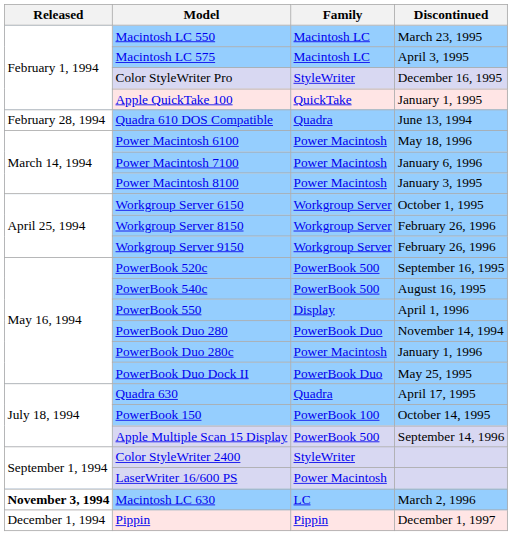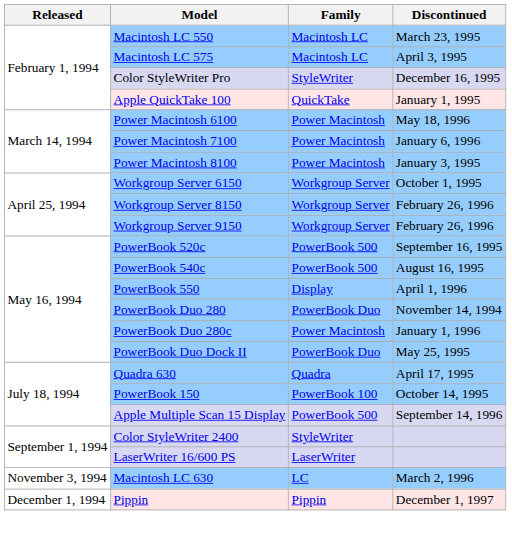- row: (194, 120)
(340, 478) Power Macintosh -> (323, 457) LaserWriter
(58, 499) bold -> (57, 478) normal
